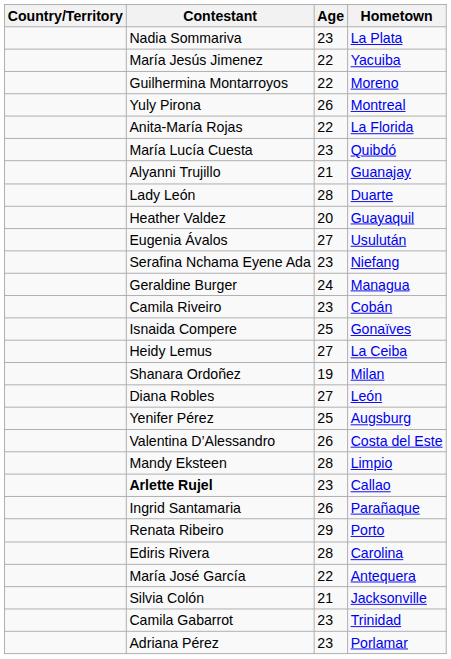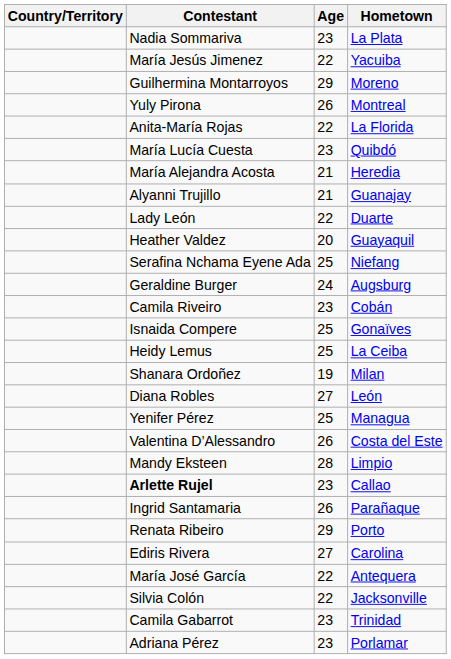(325, 83) 22 -> (325, 83) 29
+ row: (202, 172)
(325, 195) 28 -> (325, 217) 22
- row: (178, 240)
(325, 262) 23 -> (325, 262) 25
(380, 284) Managua -> (381, 284) Augsburg
(325, 352) 27 -> (325, 352) 25
(381, 419) Augsburg -> (380, 419) Managua
(325, 553) 28 -> (325, 553) 27
(325, 598) 21 -> (325, 598) 22
